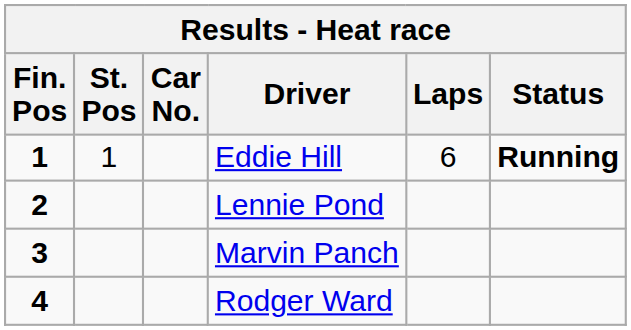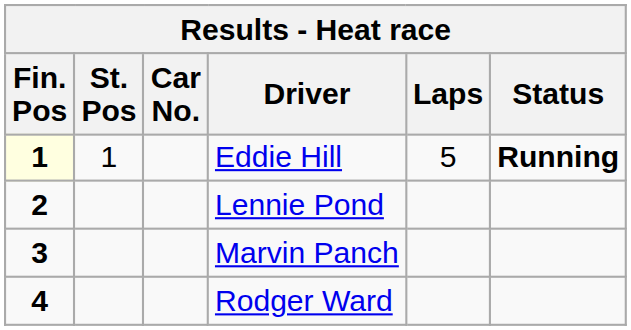(40, 158) no background -> (40, 158) lightyellow background
(448, 158) 6 -> (448, 158) 5
